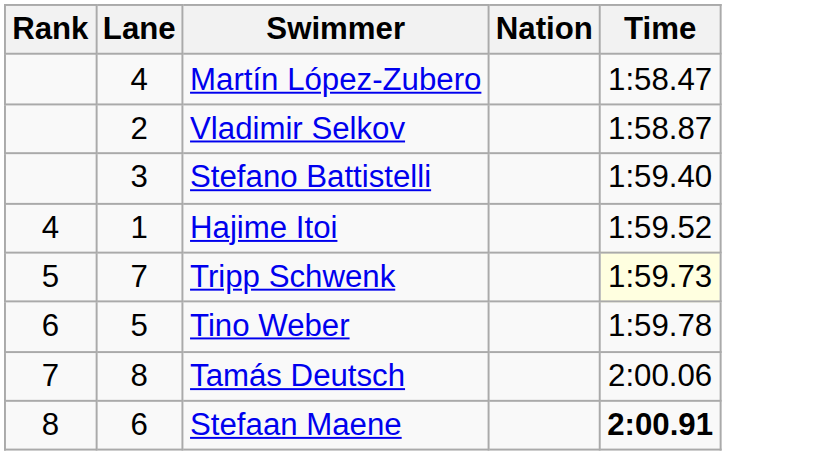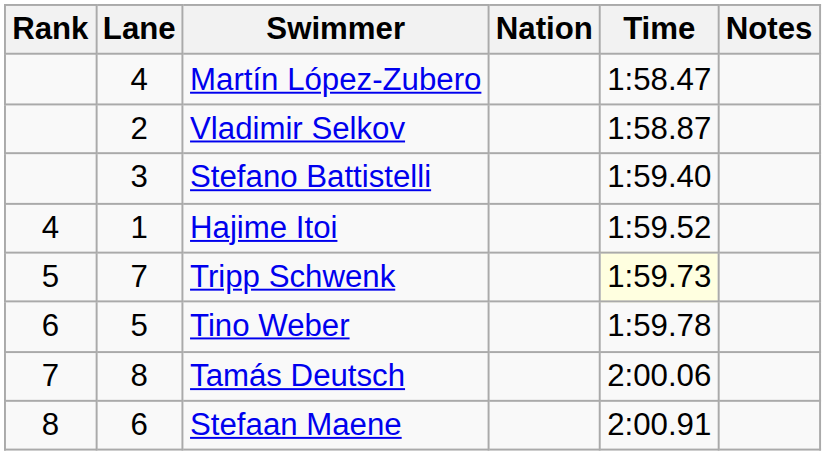+ column: (769, 29)
(660, 425) bold -> (659, 425) normal
